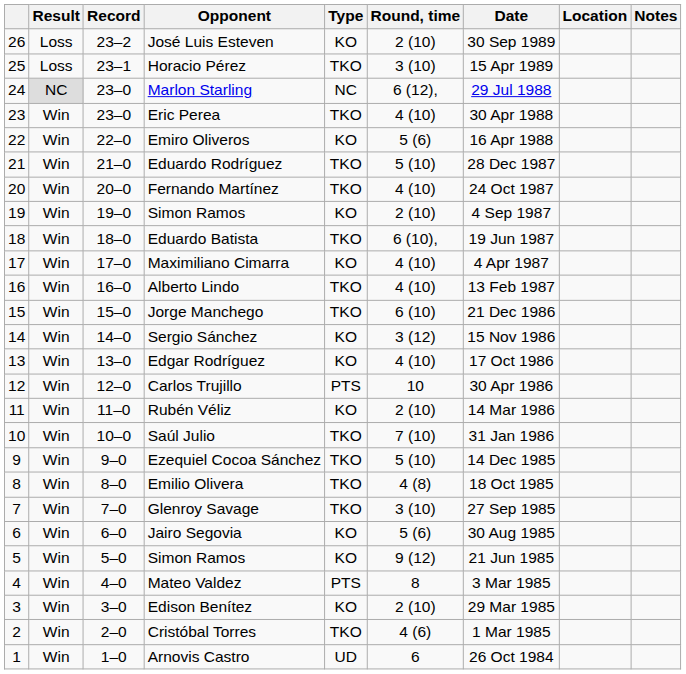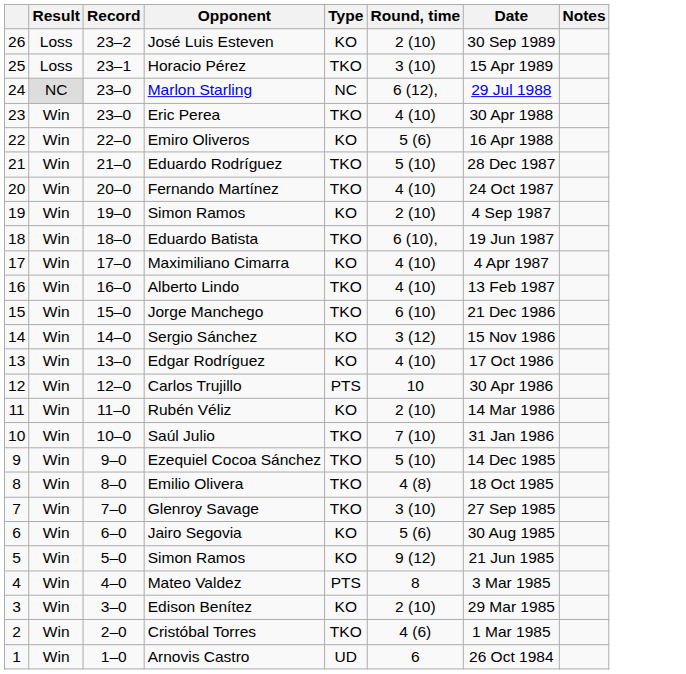- column: (595, 16)
